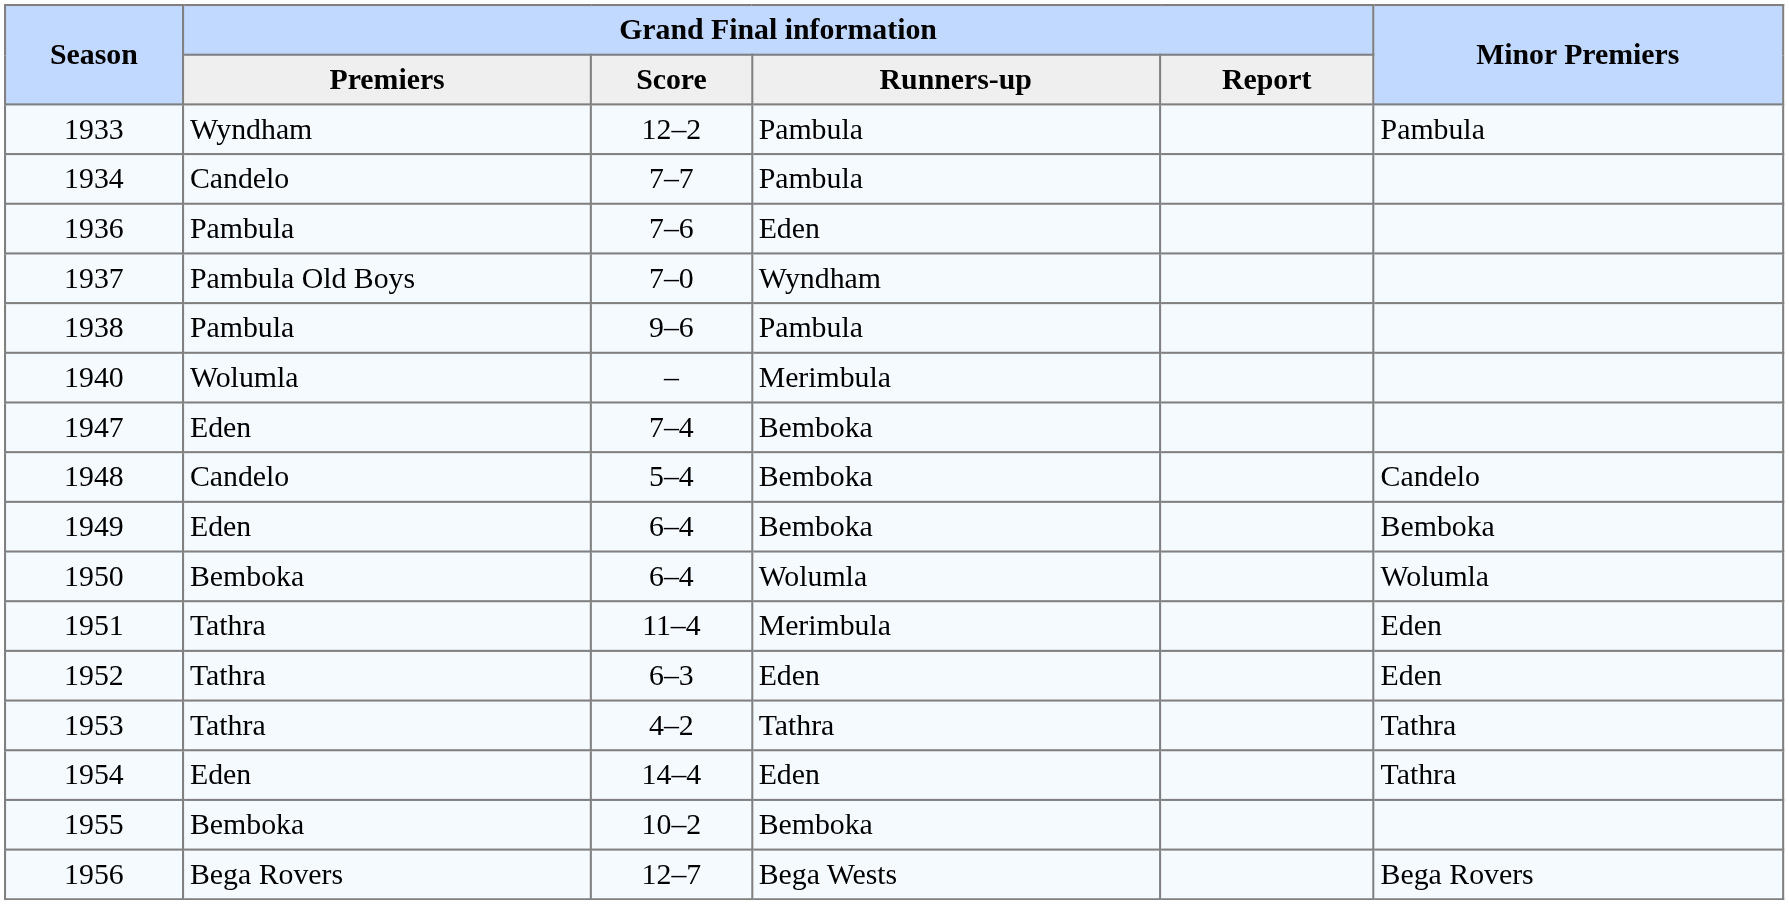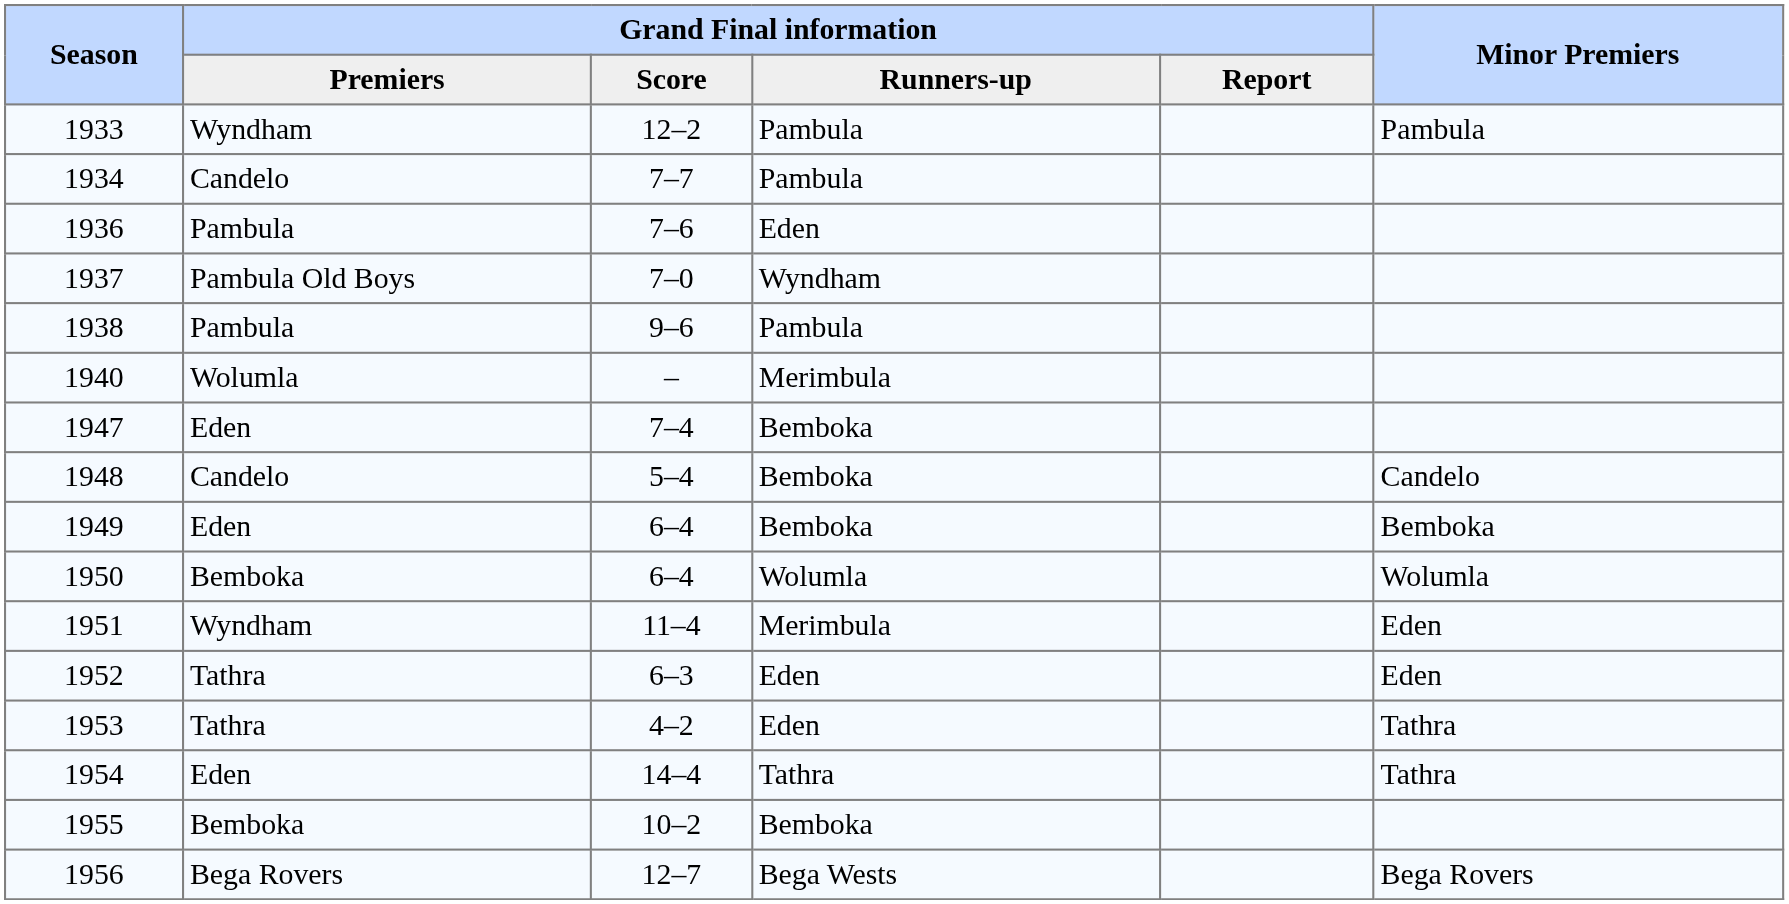(228, 625) Tathra -> (251, 625) Wyndham
(796, 724) Tathra -> (789, 724) Eden
(789, 774) Eden -> (796, 774) Tathra
